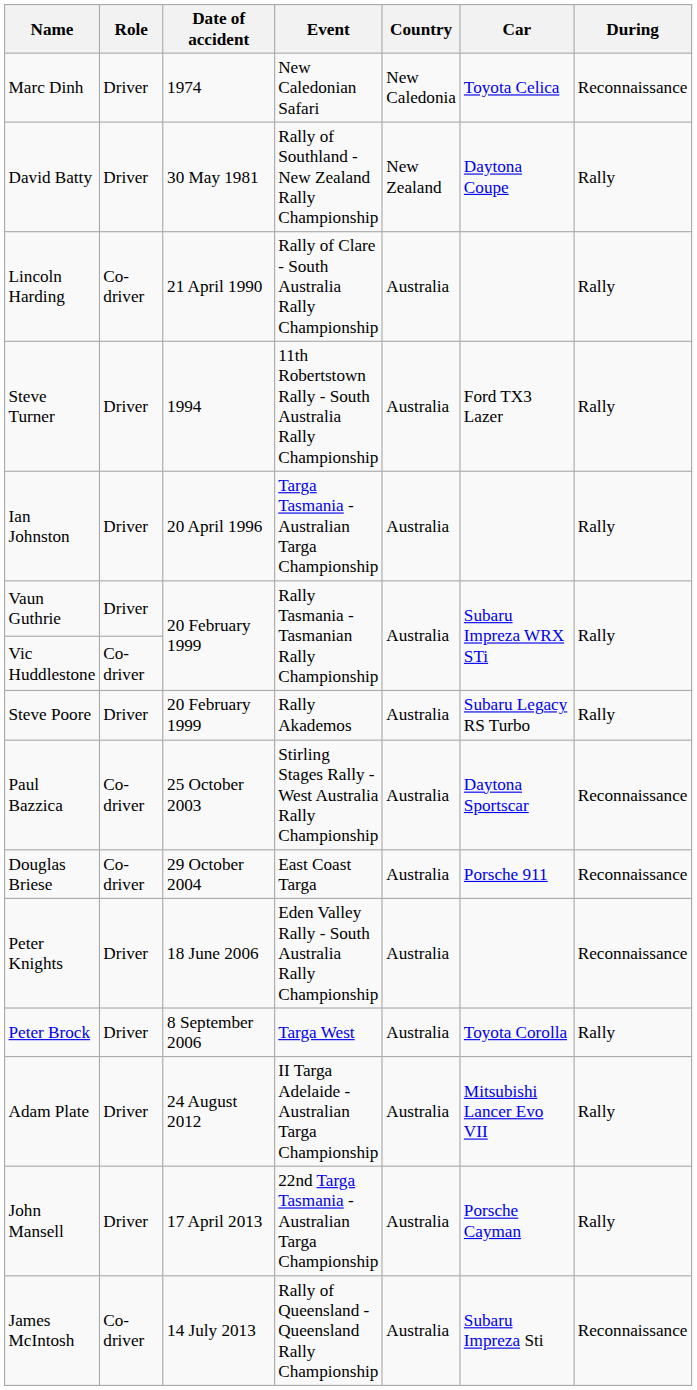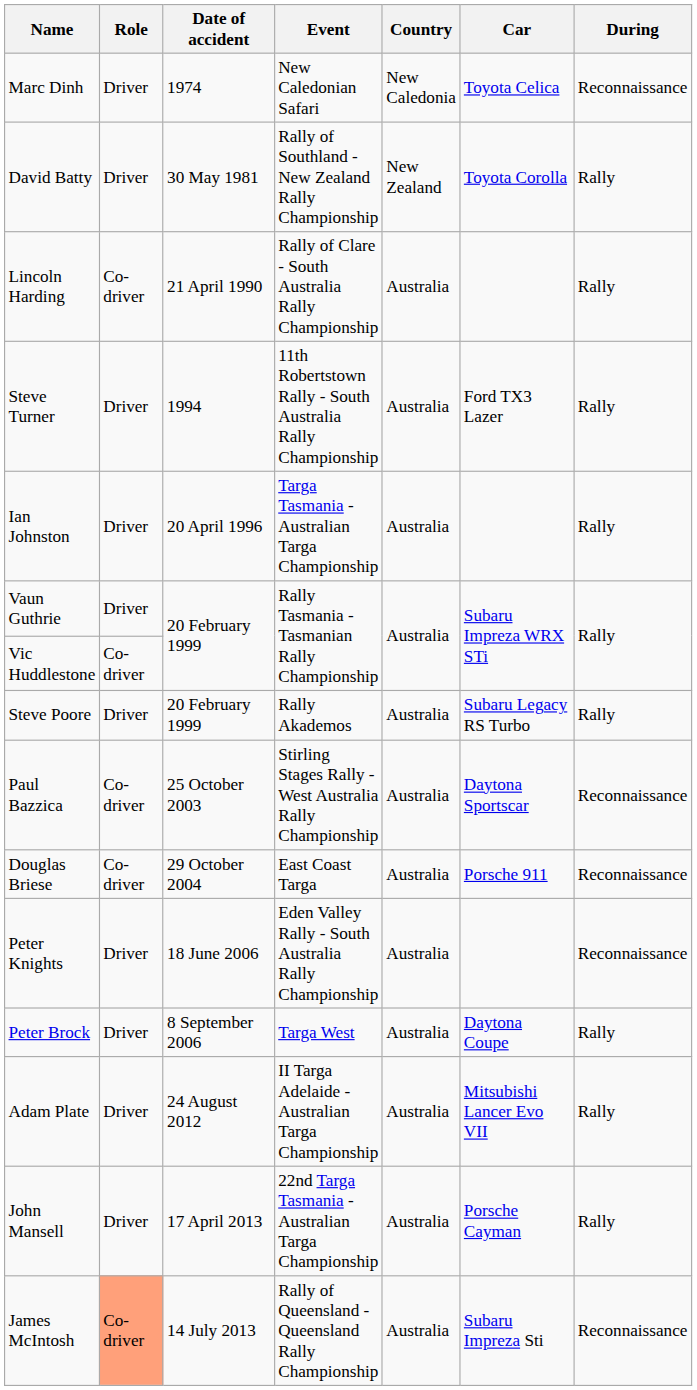(493, 177) Daytona Coupe -> (515, 177) Toyota Corolla
(515, 1032) Toyota Corolla -> (493, 1032) Daytona Coupe
(124, 1330) no background -> (124, 1330) lightsalmon background
